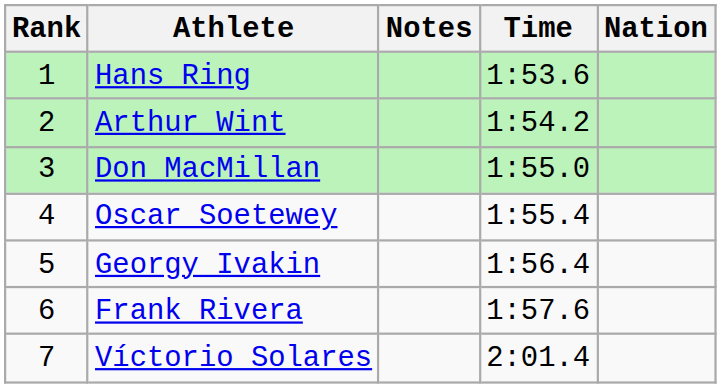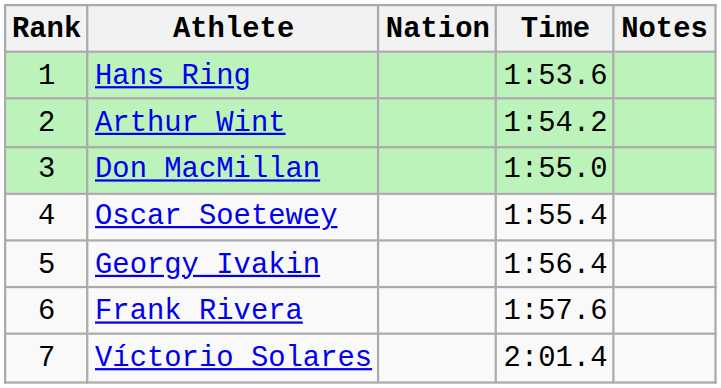columns swapped: (656, 29) <-> (429, 29)
